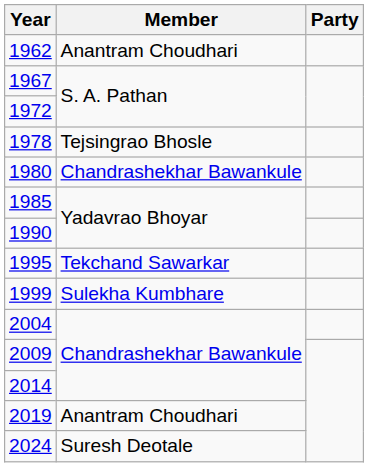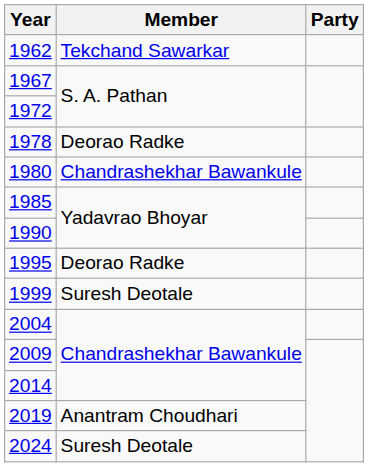(149, 50) Anantram Choudhari -> (145, 50) Tekchand Sawarkar
(136, 141) Tejsingrao Bhosle -> (122, 141) Deorao Radke
(145, 263) Tekchand Sawarkar -> (122, 263) Deorao Radke
(142, 293) Sulekha Kumbhare -> (127, 293) Suresh Deotale
